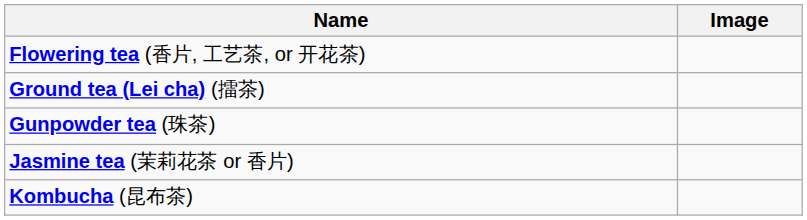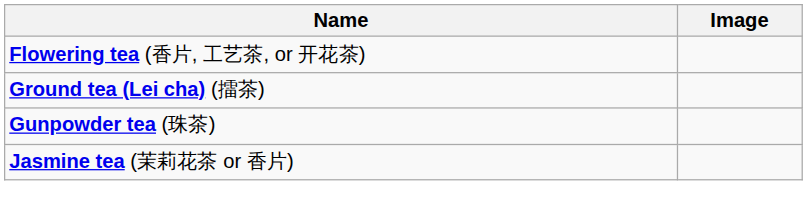- row: (101, 196)
